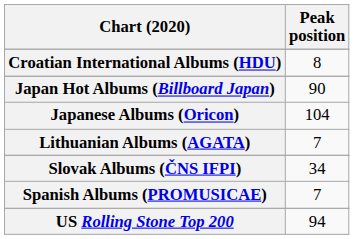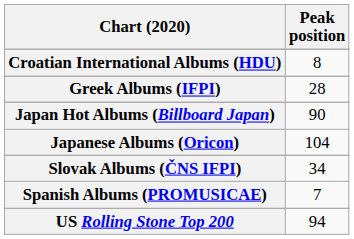+ row: (145, 89)
- row: (145, 141)
